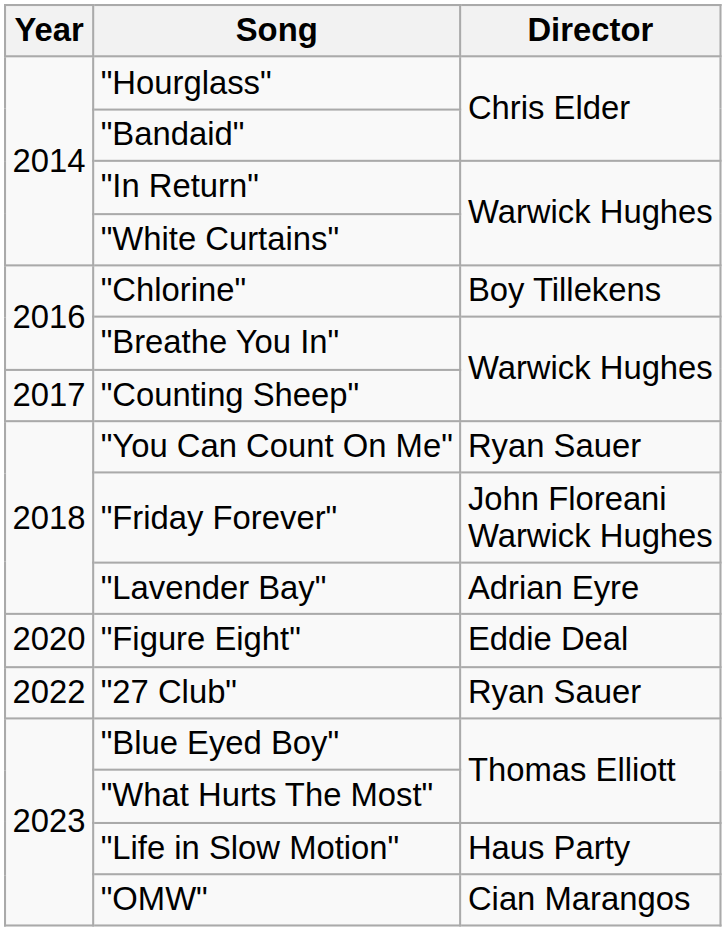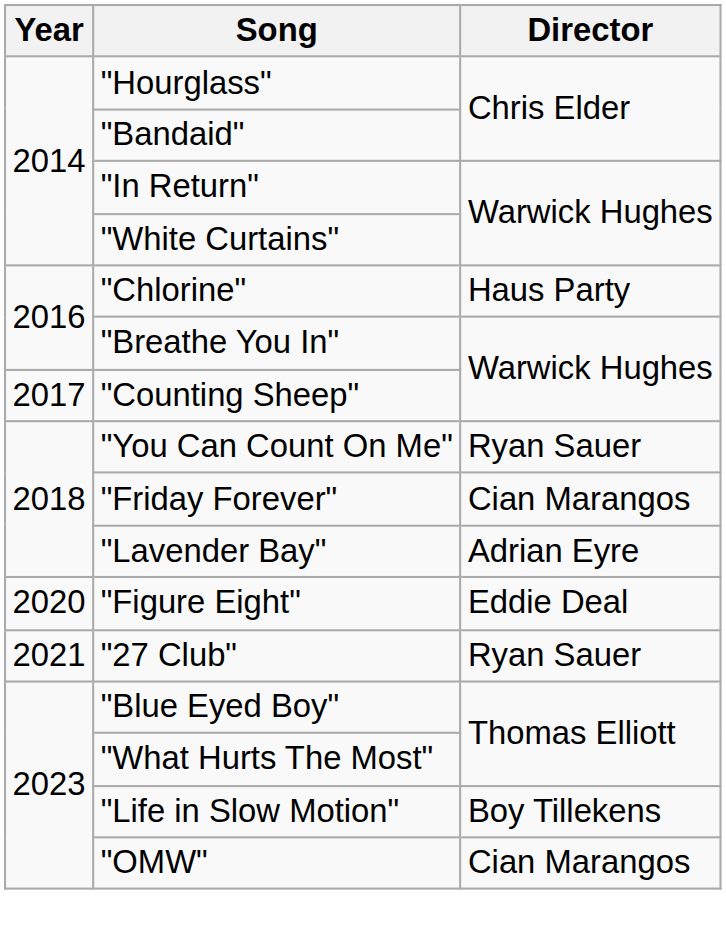(565, 290) Boy Tillekens -> (549, 290) Haus Party
(590, 517) John Floreani Warwick Hughes -> (579, 498) Cian Marangos
(49, 691) 2022 -> (49, 654) 2021
(549, 847) Haus Party -> (565, 810) Boy Tillekens
